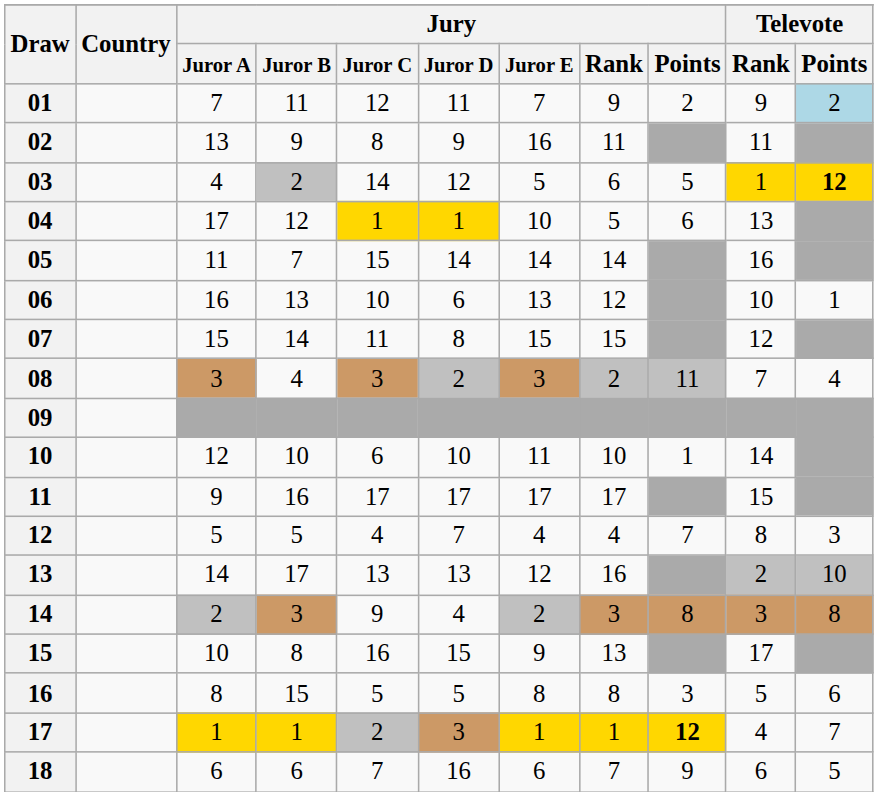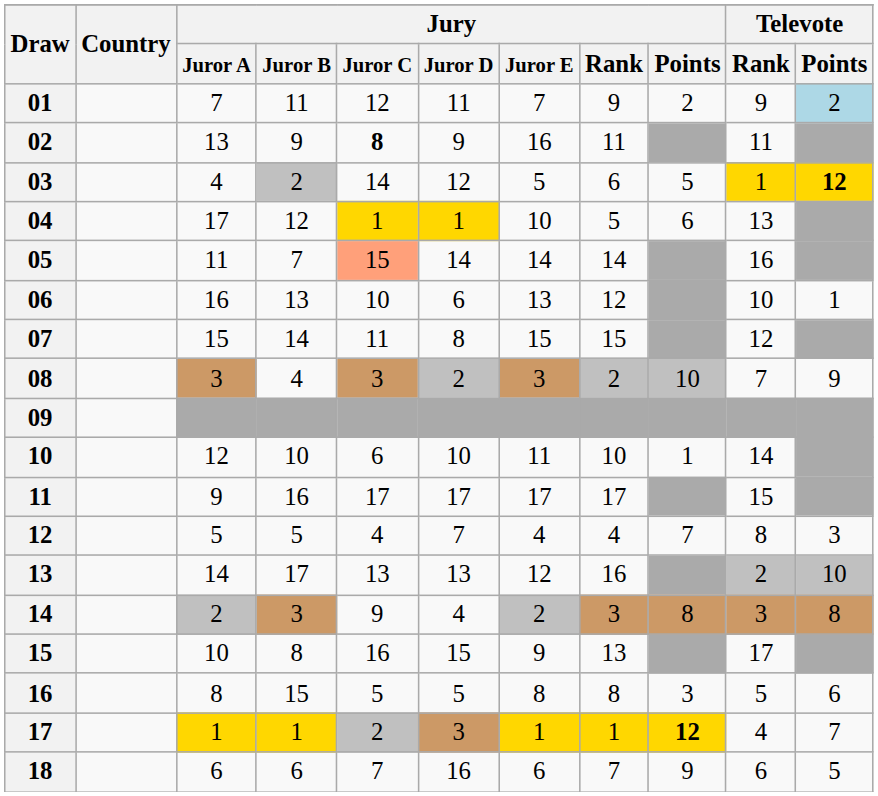(377, 142) normal -> (377, 142) bold
(377, 260) no background -> (377, 260) lightsalmon background
(687, 378) 11 -> (687, 378) 10
(834, 378) 4 -> (834, 378) 9
